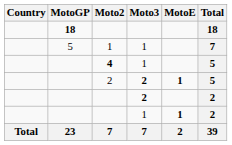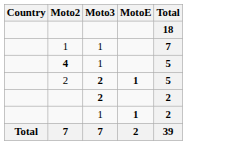- column: (70, 13)
